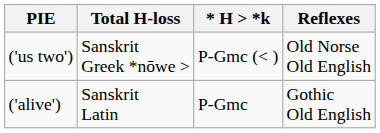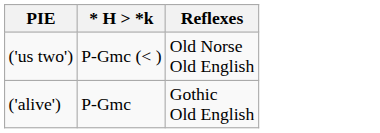- column: (136, 18)
